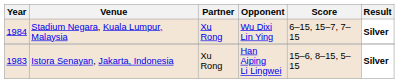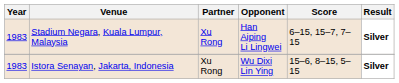(17, 32) 1984 -> (17, 37) 1983
(257, 32) Wu Dixi Lin Ying -> (261, 37) Han Aiping Li Lingwei
(261, 62) Han Aiping Li Lingwei -> (257, 67) Wu Dixi Lin Ying
